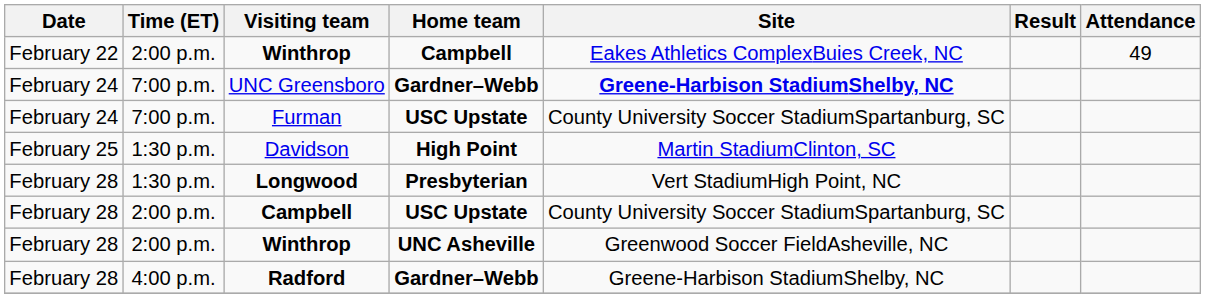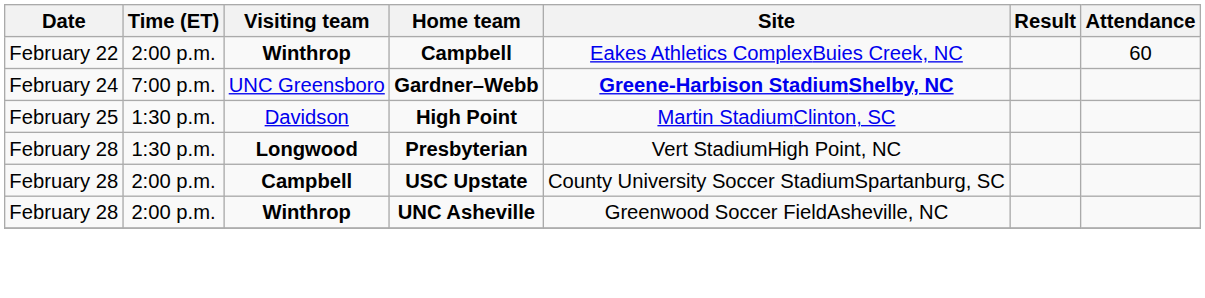(1140, 53) 49 -> (1140, 53) 60
- row: (307, 117)
- row: (307, 277)
